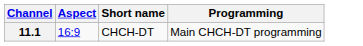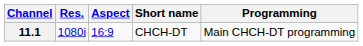+ column: (72, 13)
